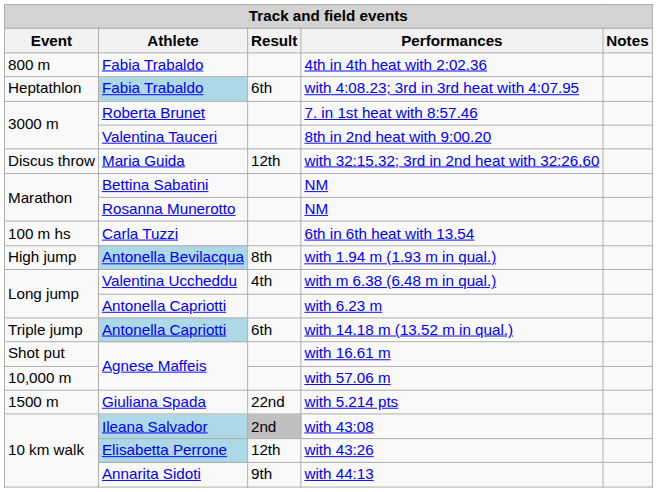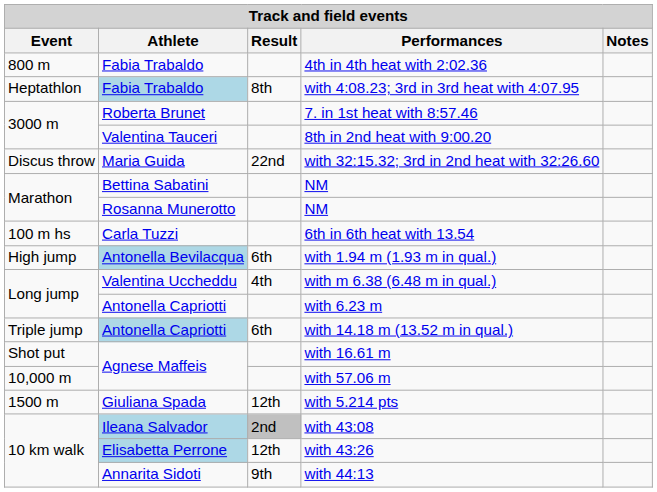(262, 88) 6th -> (262, 88) 8th
(266, 161) 12th -> (268, 161) 22nd
(262, 257) 8th -> (262, 257) 6th
(268, 402) 22nd -> (266, 402) 12th
